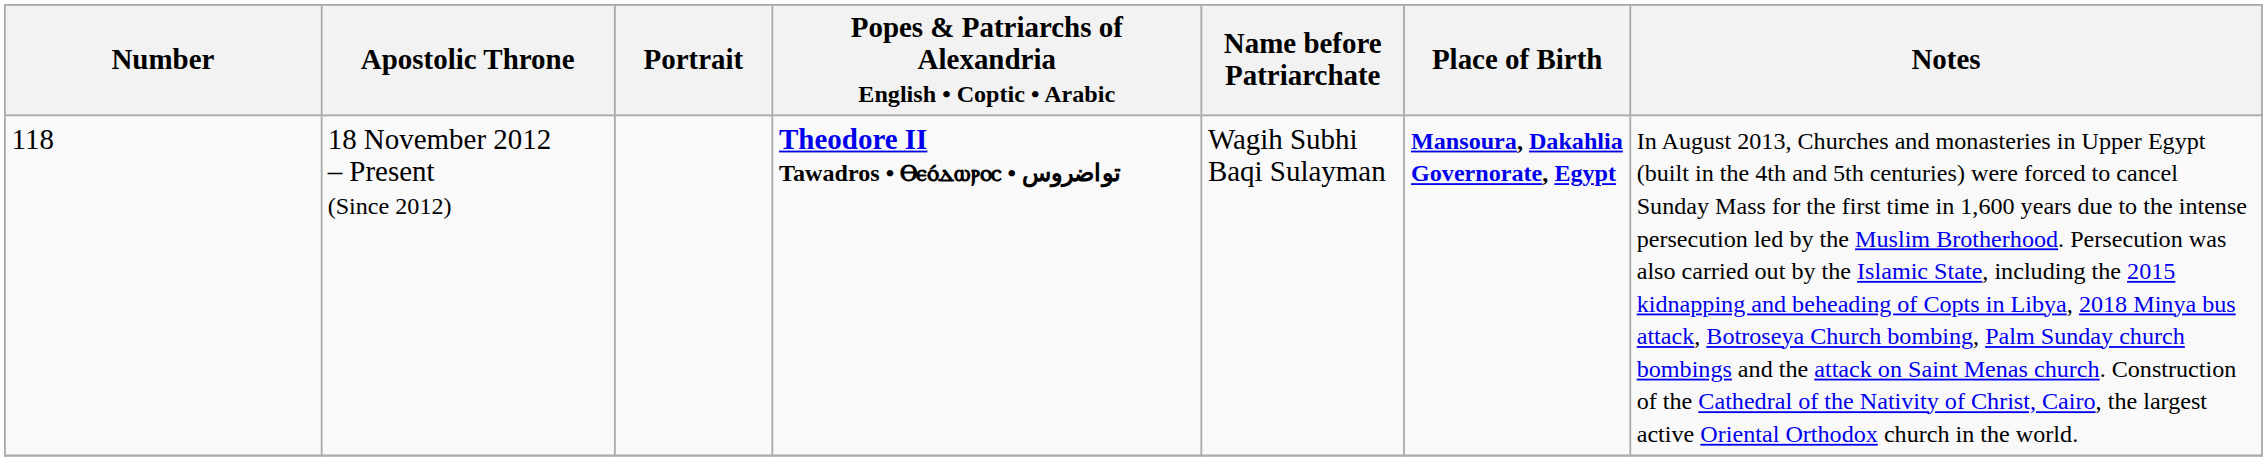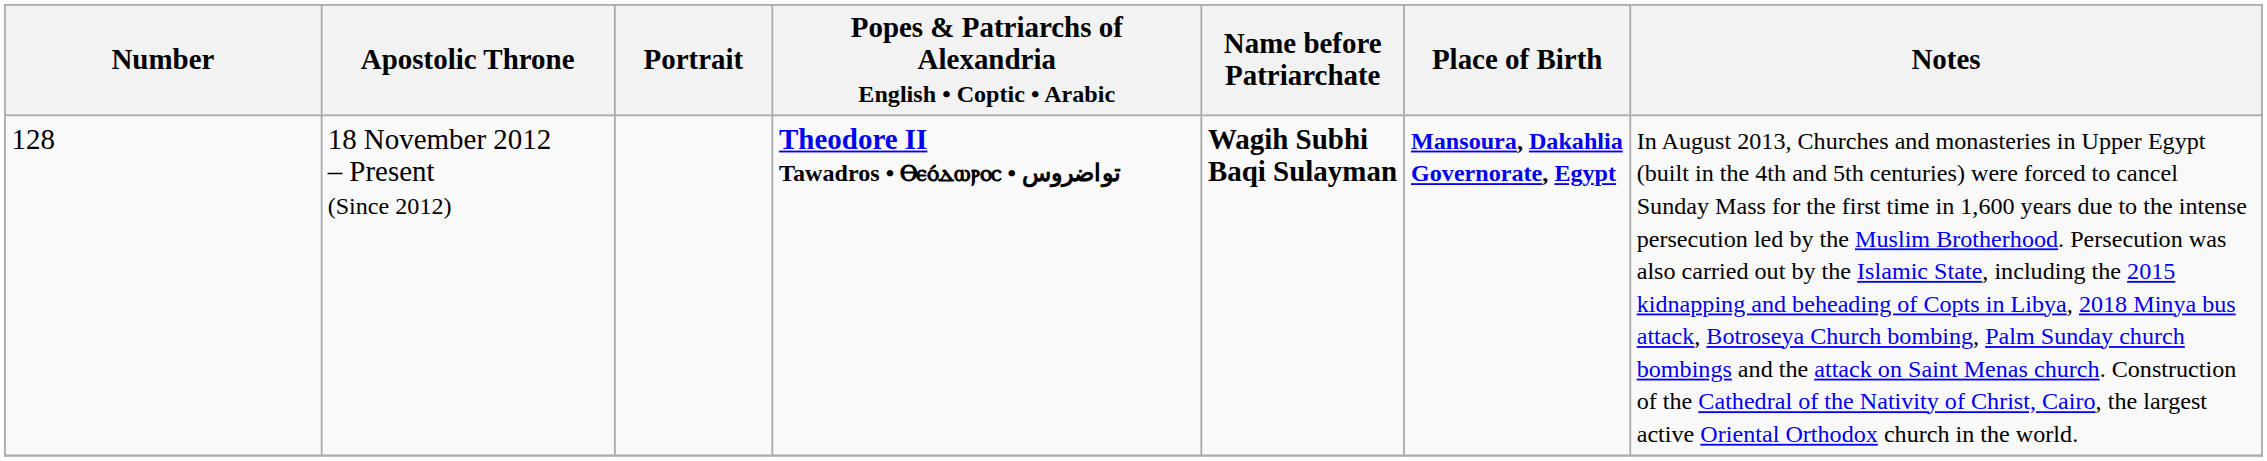(33, 138) 118 -> (33, 138) 128
(1297, 154) normal -> (1302, 154) bold
